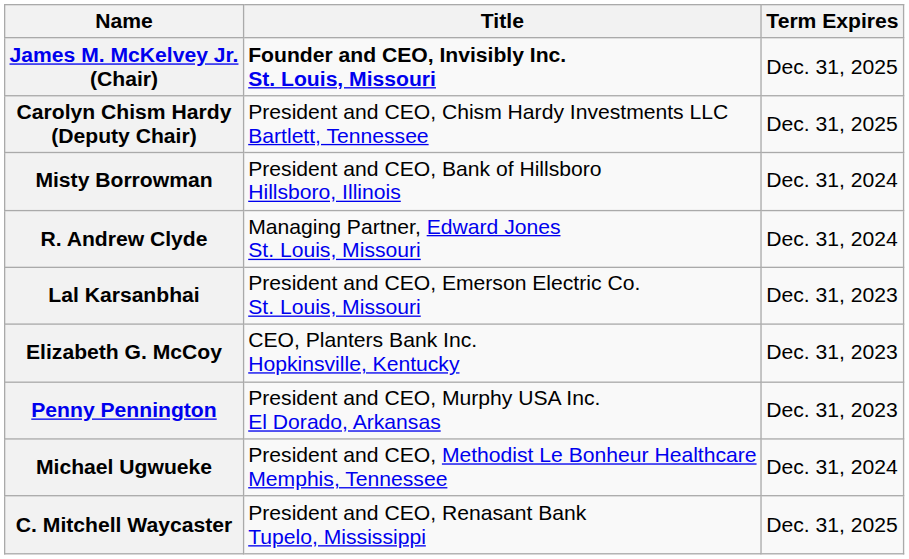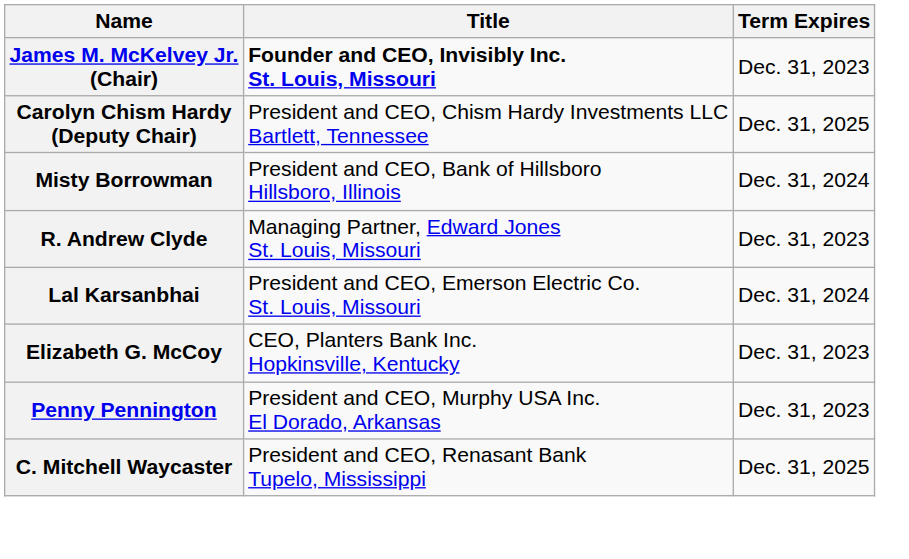(832, 66) Dec. 31, 2025 -> (804, 66) Dec. 31, 2023
(832, 238) Dec. 31, 2024 -> (804, 238) Dec. 31, 2023
(832, 295) Dec. 31, 2023 -> (804, 295) Dec. 31, 2024
- row: (124, 467)
